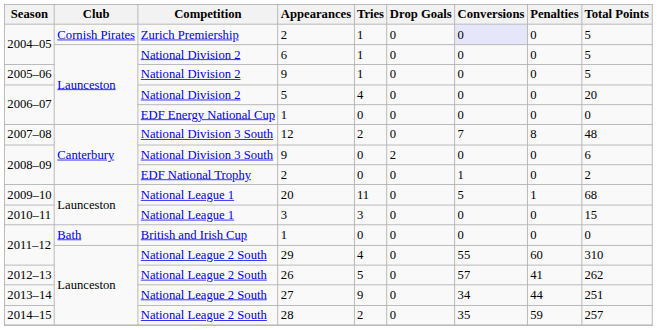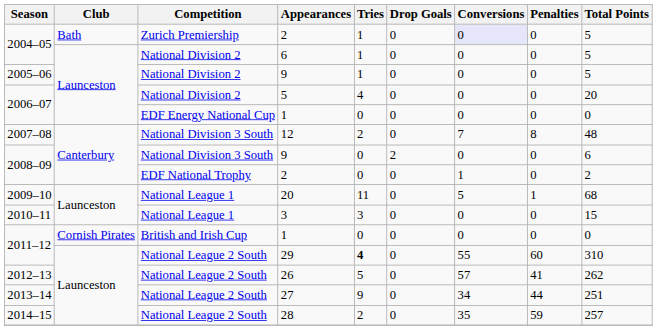(96, 34) Cornish Pirates -> (69, 34) Bath
(69, 235) Bath -> (96, 235) Cornish Pirates
(360, 255) normal -> (360, 255) bold
